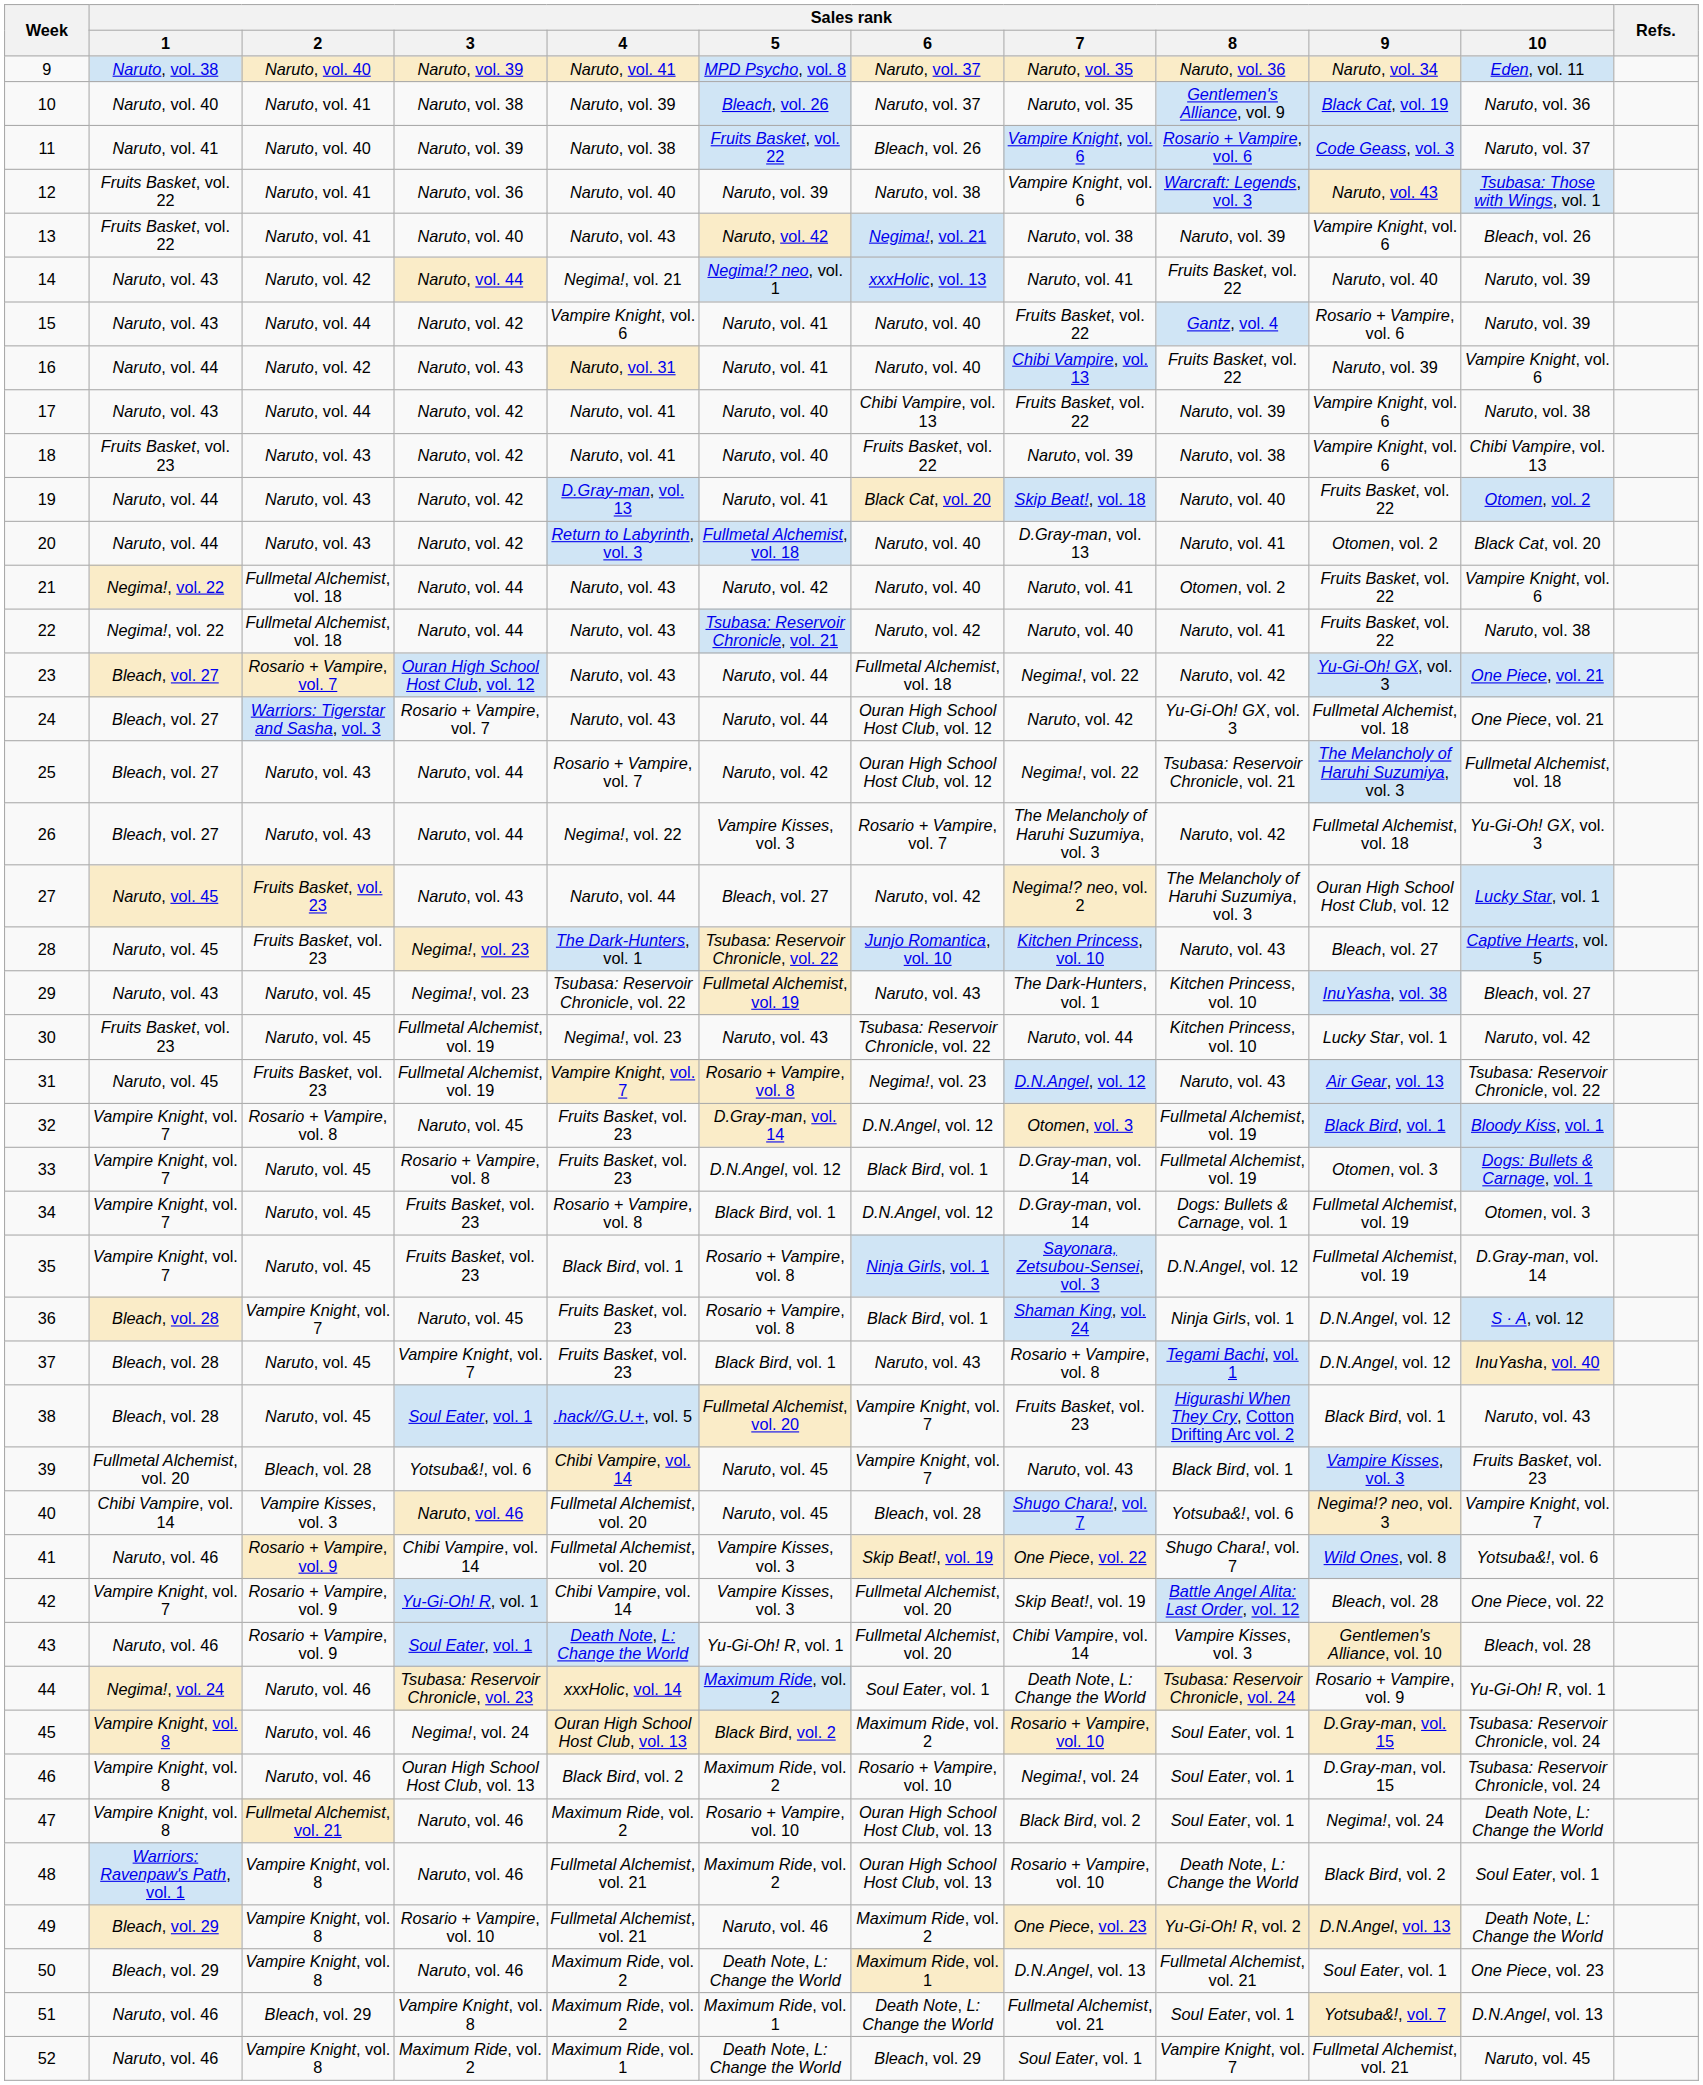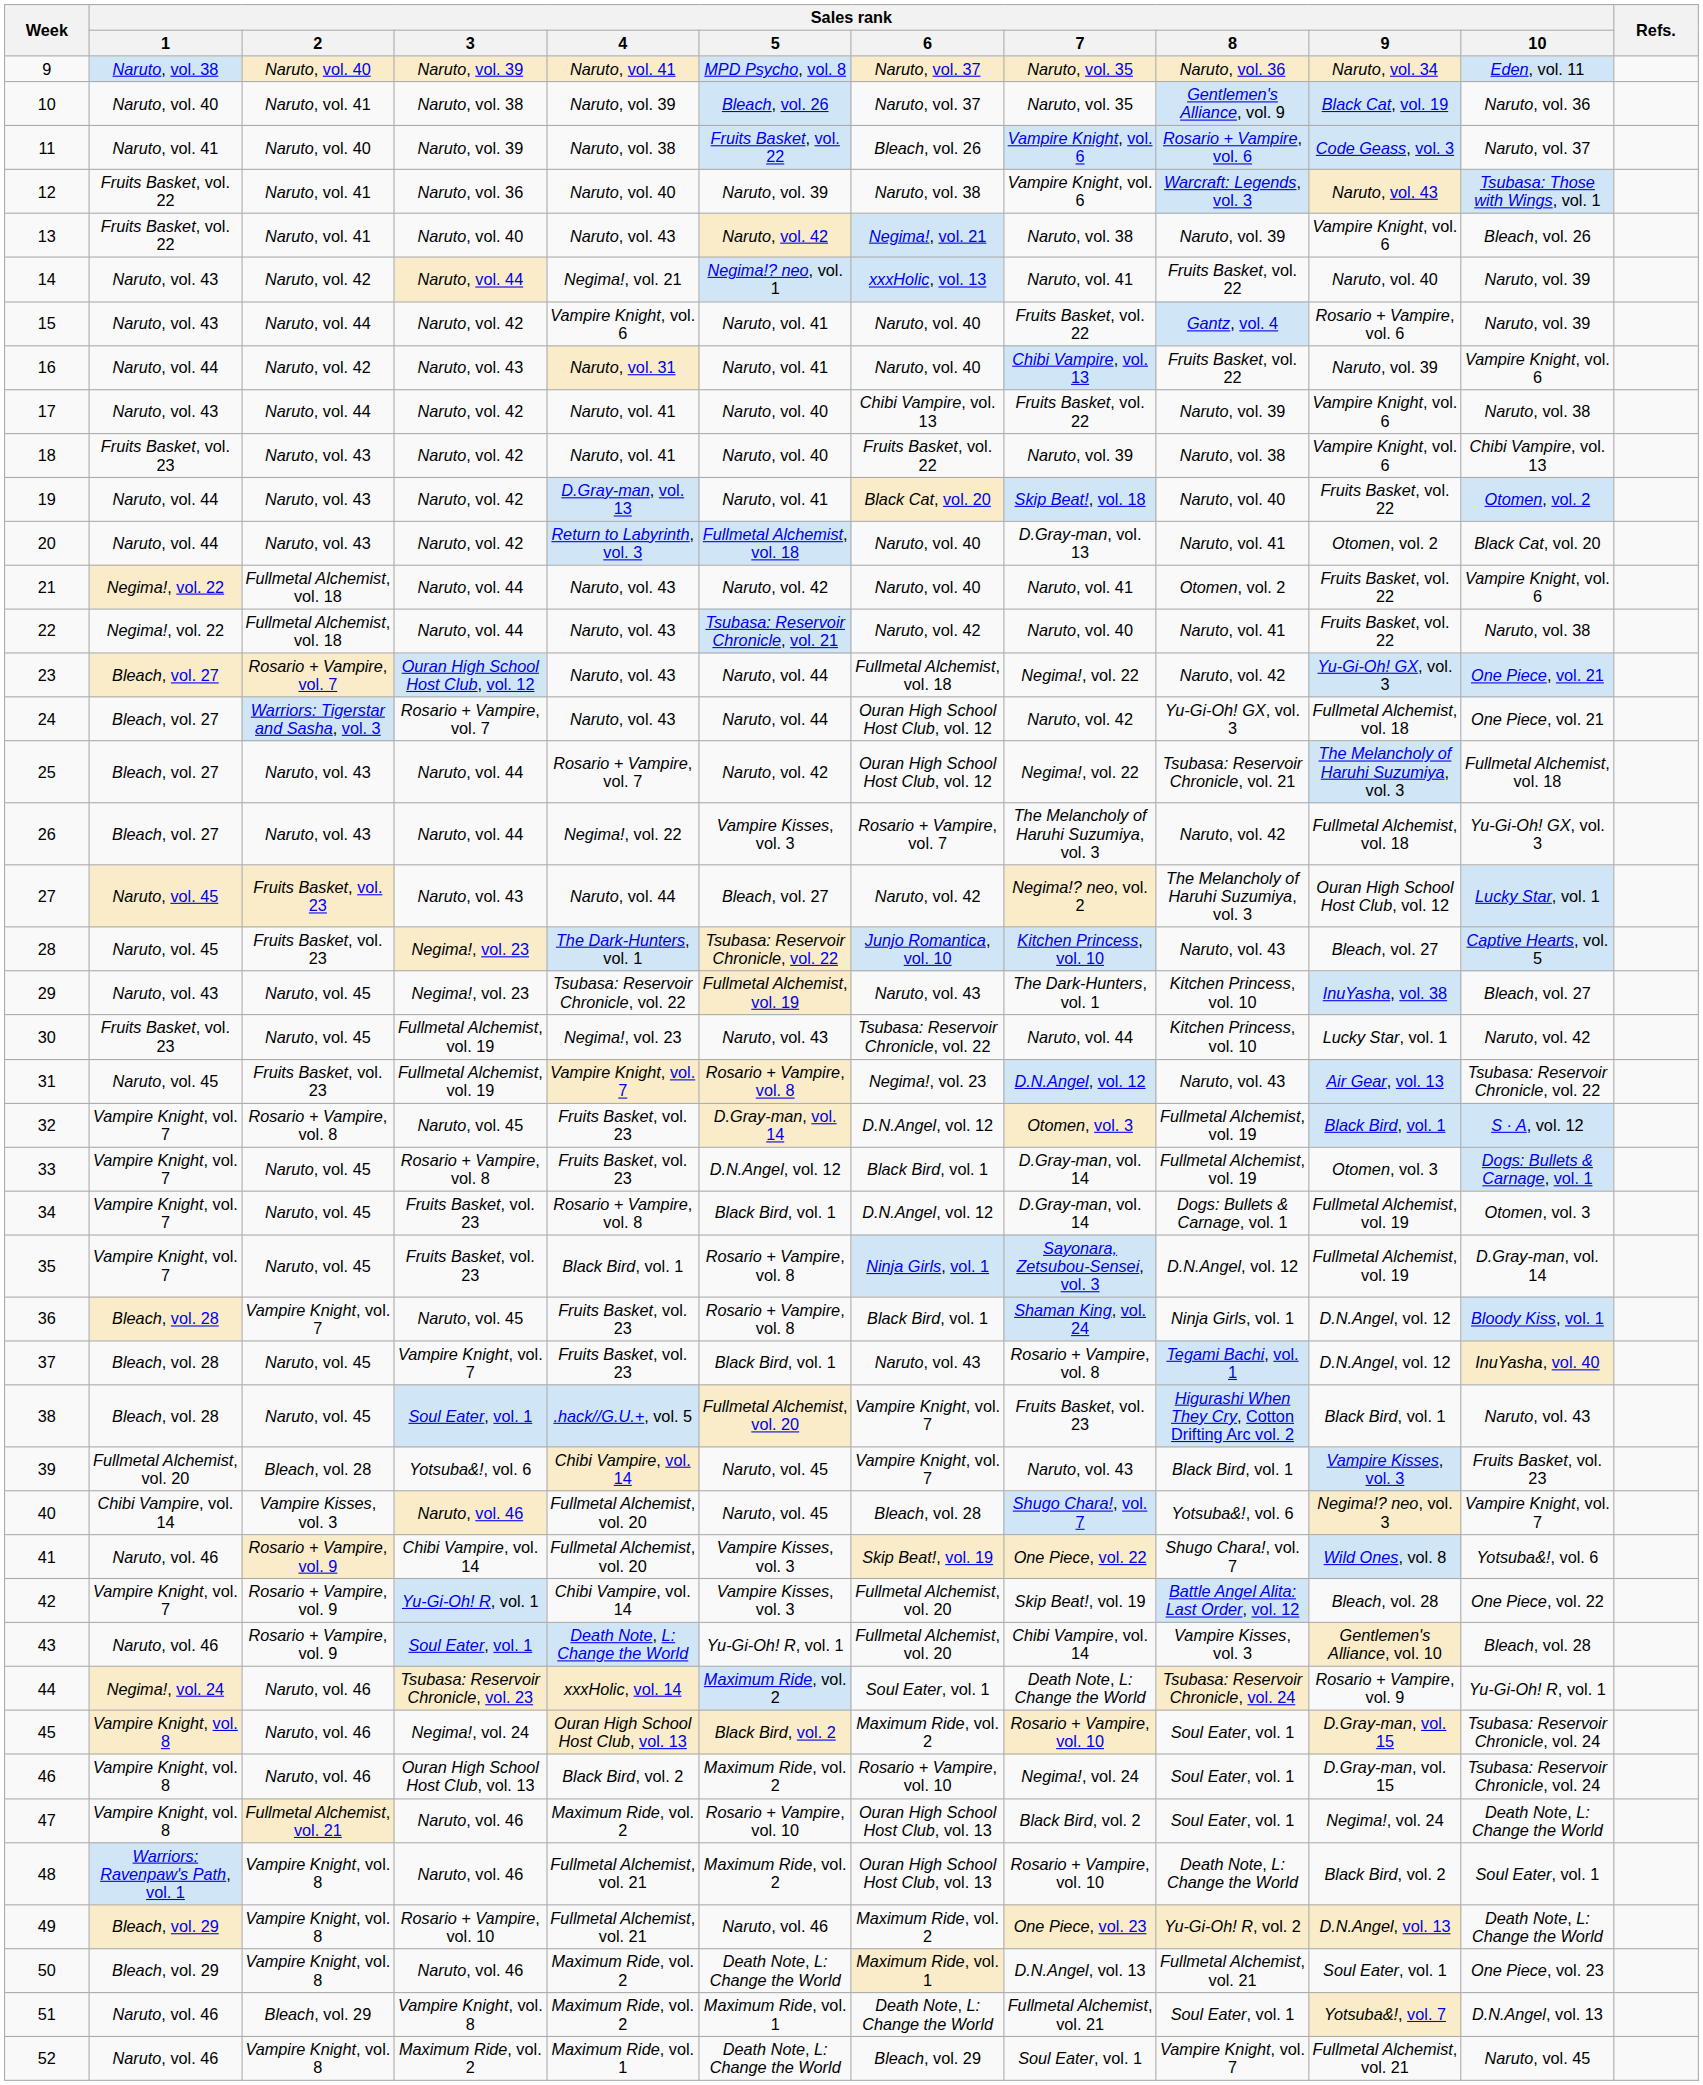(1537, 1125) Bloody Kiss, vol. 1 -> (1537, 1125) S · A, vol. 12
(1537, 1319) S · A, vol. 12 -> (1537, 1319) Bloody Kiss, vol. 1
